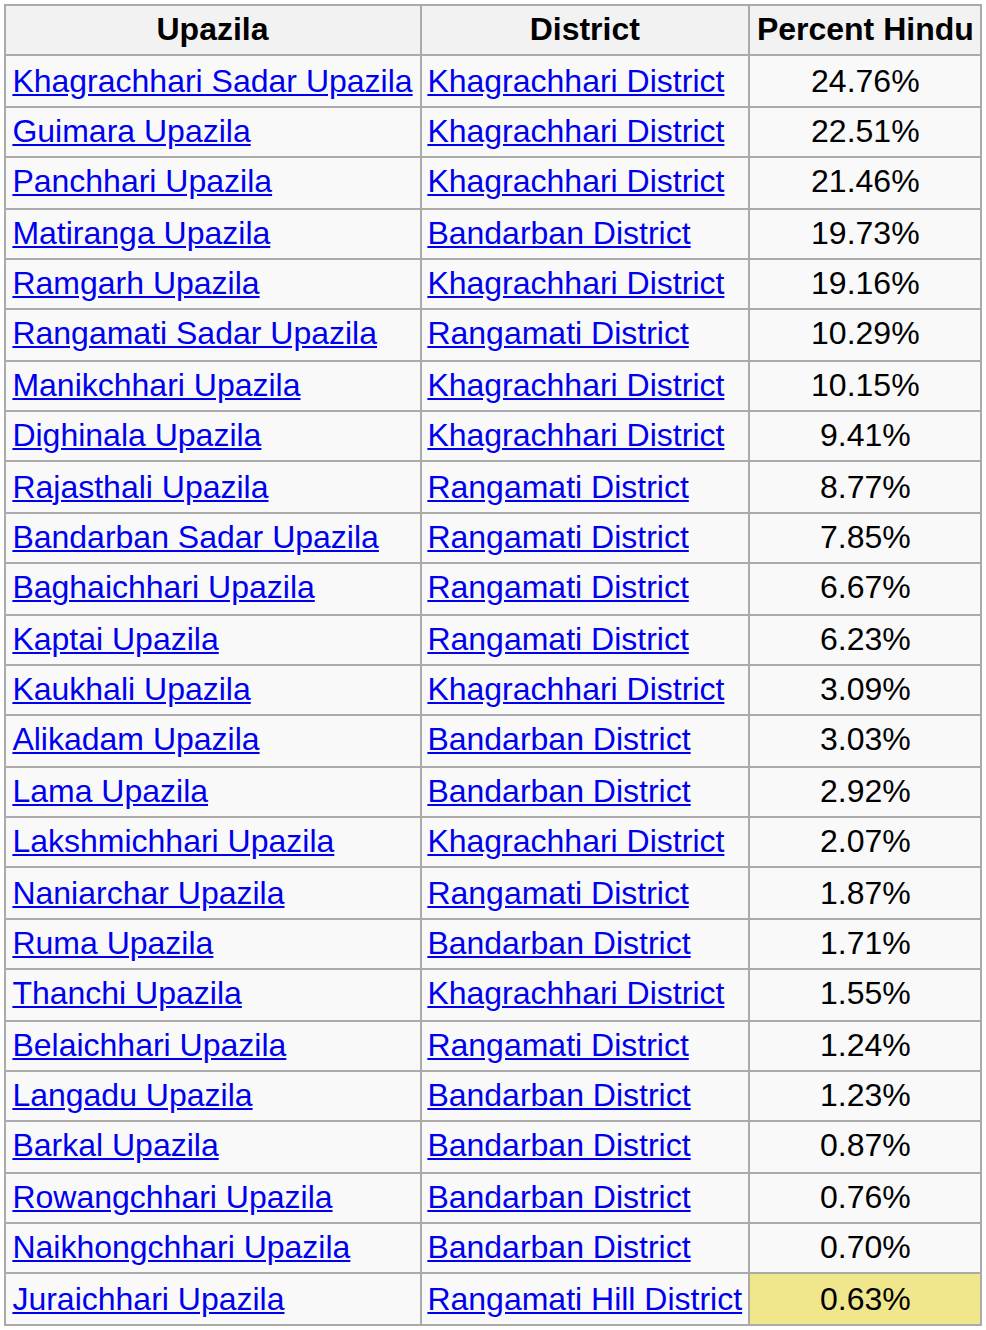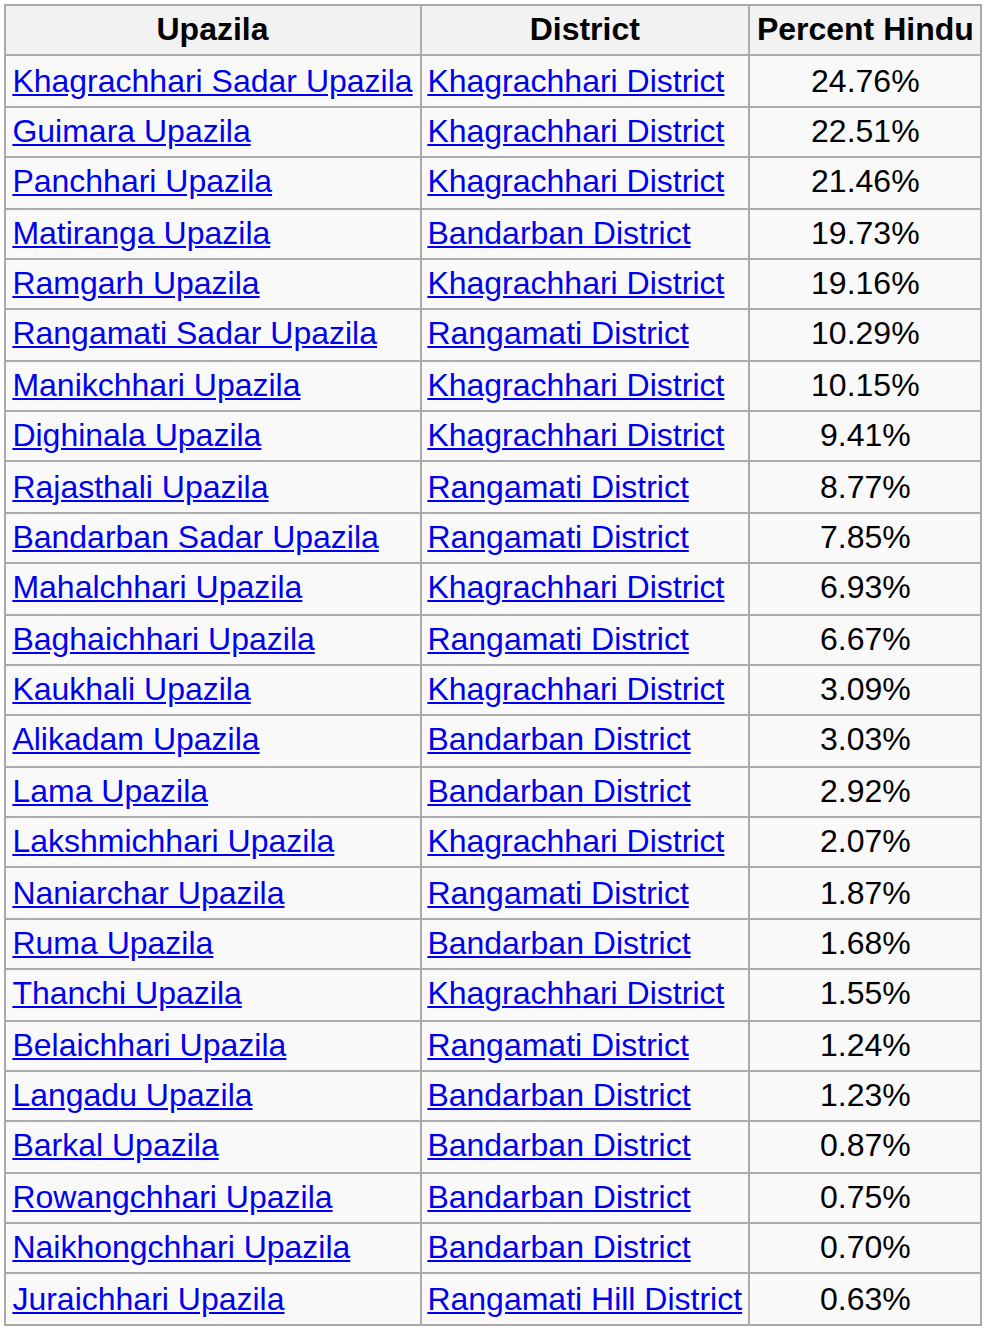+ row: (157, 588)
- row: (116, 638)
(865, 943) 1.71% -> (865, 943) 1.68%
(865, 1197) 0.76% -> (865, 1197) 0.75%
(865, 1298) khaki background -> (865, 1298) no background
